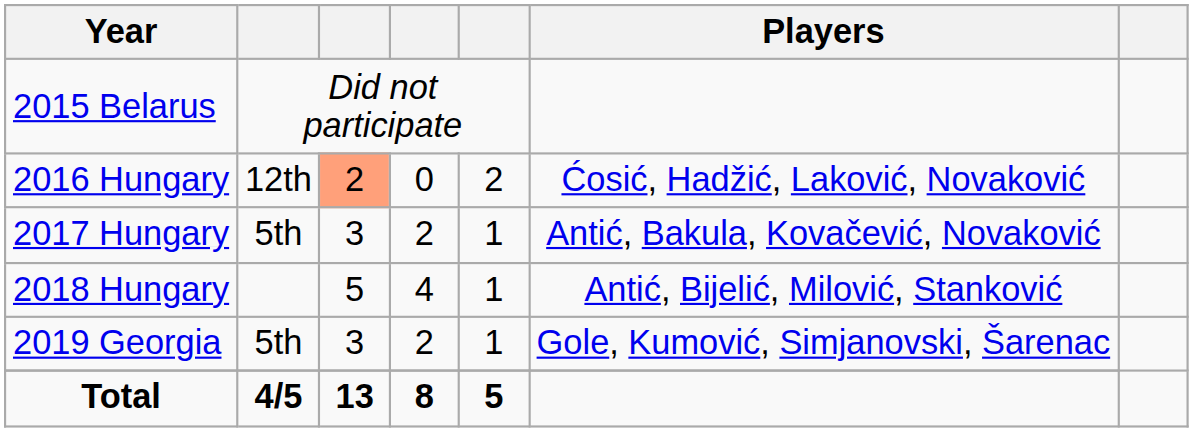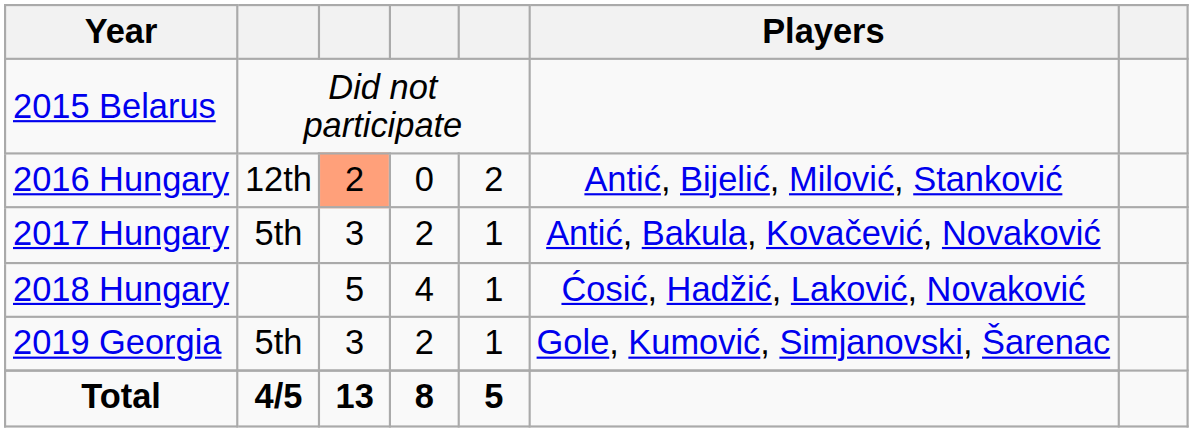(823, 179) Ćosić, Hadžić, Laković, Novaković -> (823, 179) Antić, Bijelić, Milović, Stanković
(823, 288) Antić, Bijelić, Milović, Stanković -> (823, 288) Ćosić, Hadžić, Laković, Novaković
